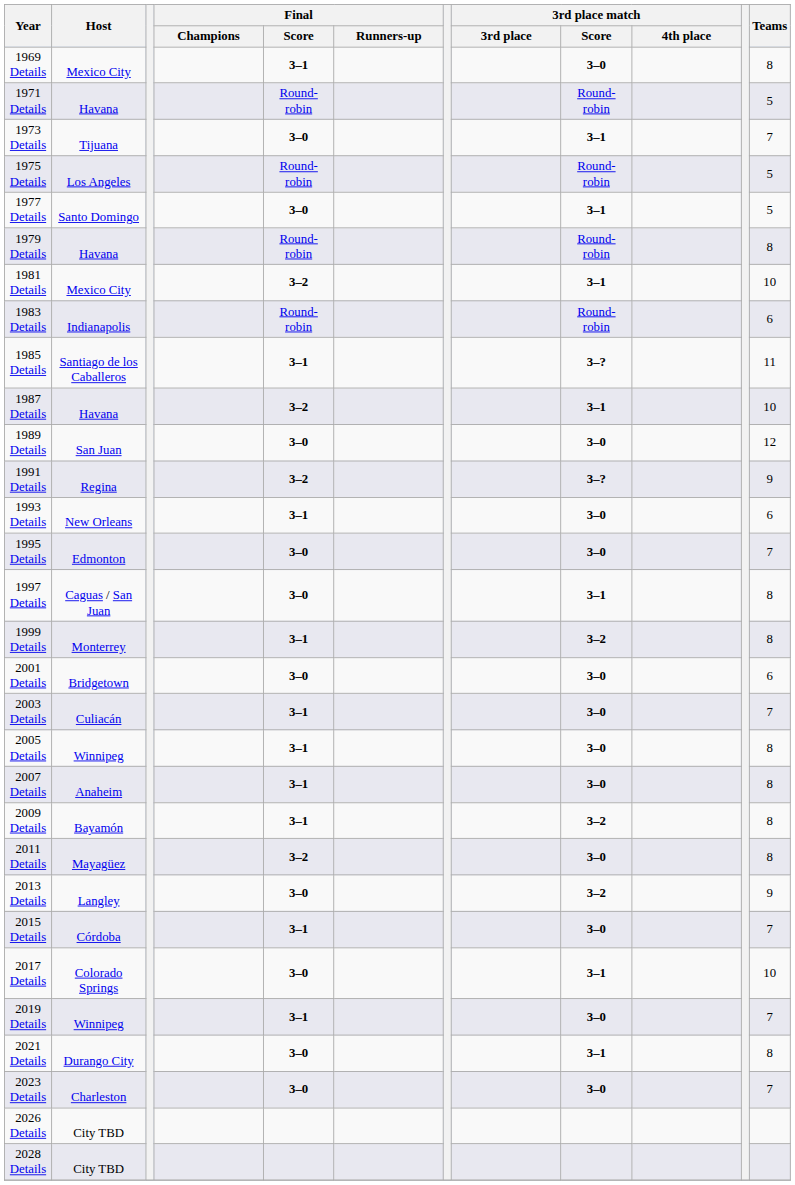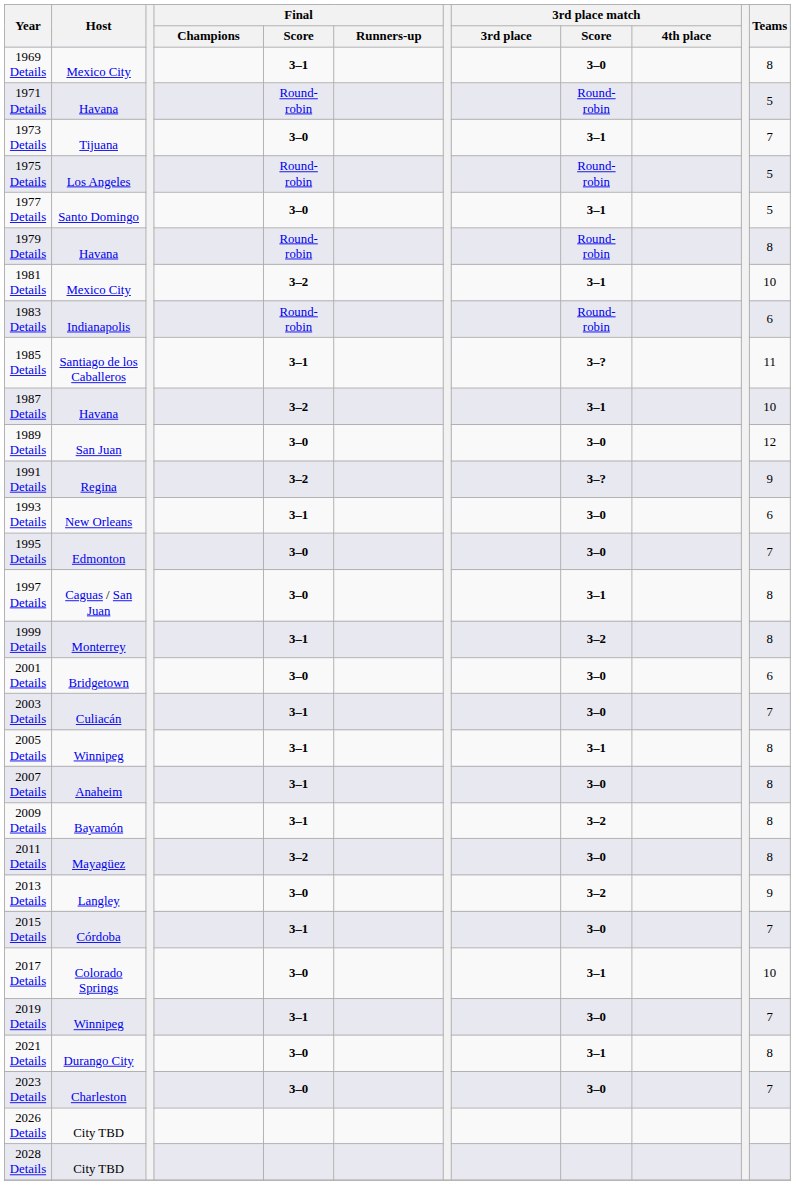(596, 748) 3–0 -> (596, 748) 3–1
